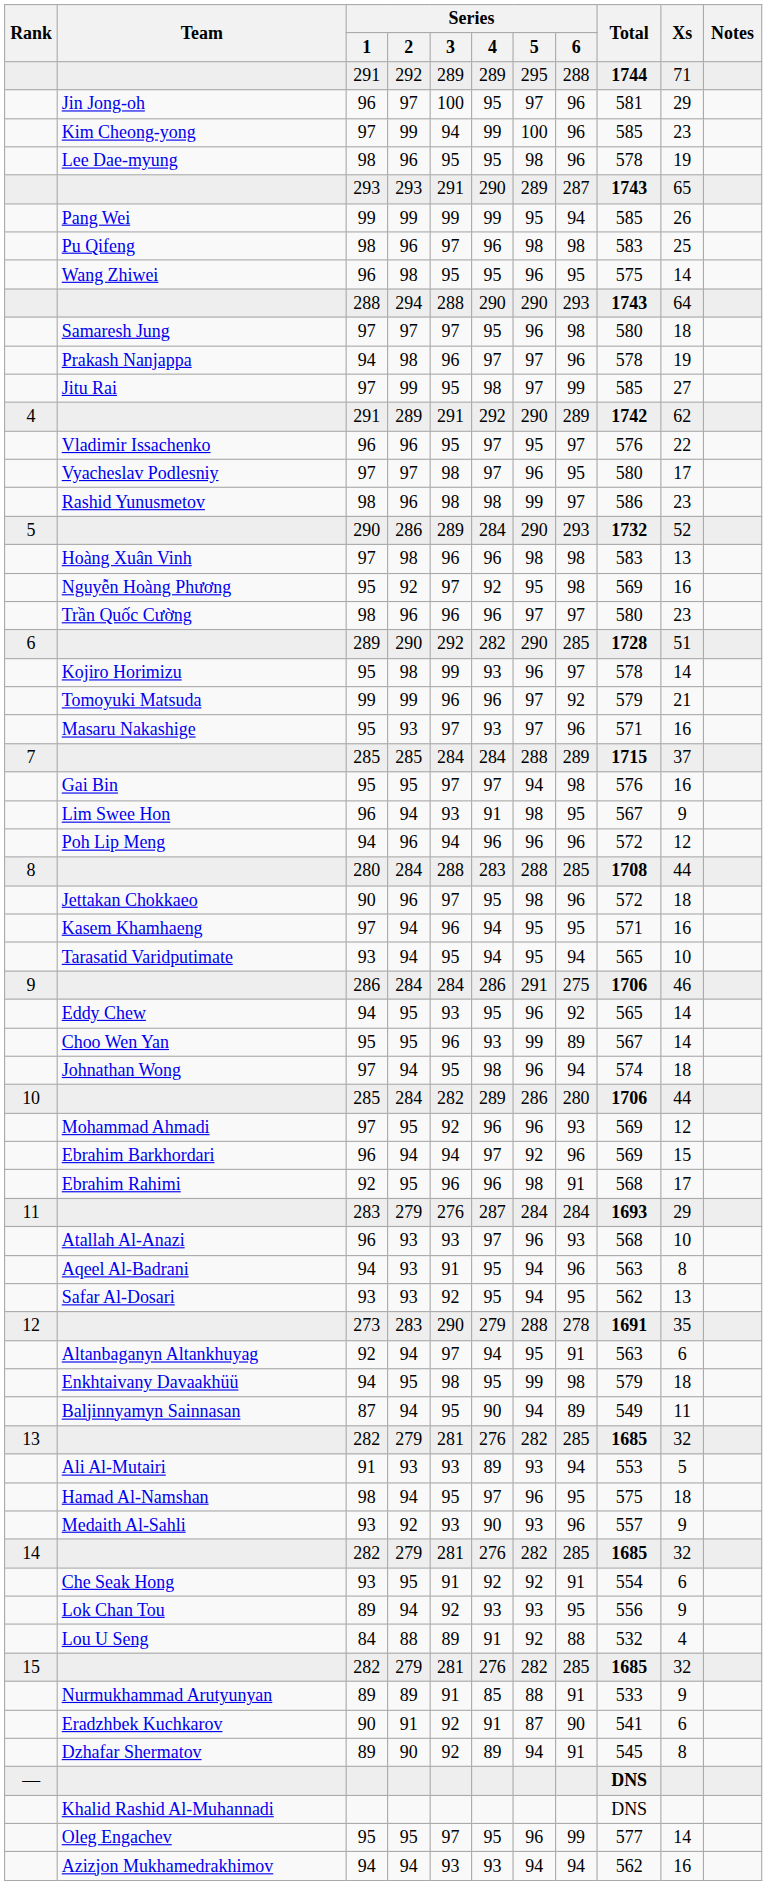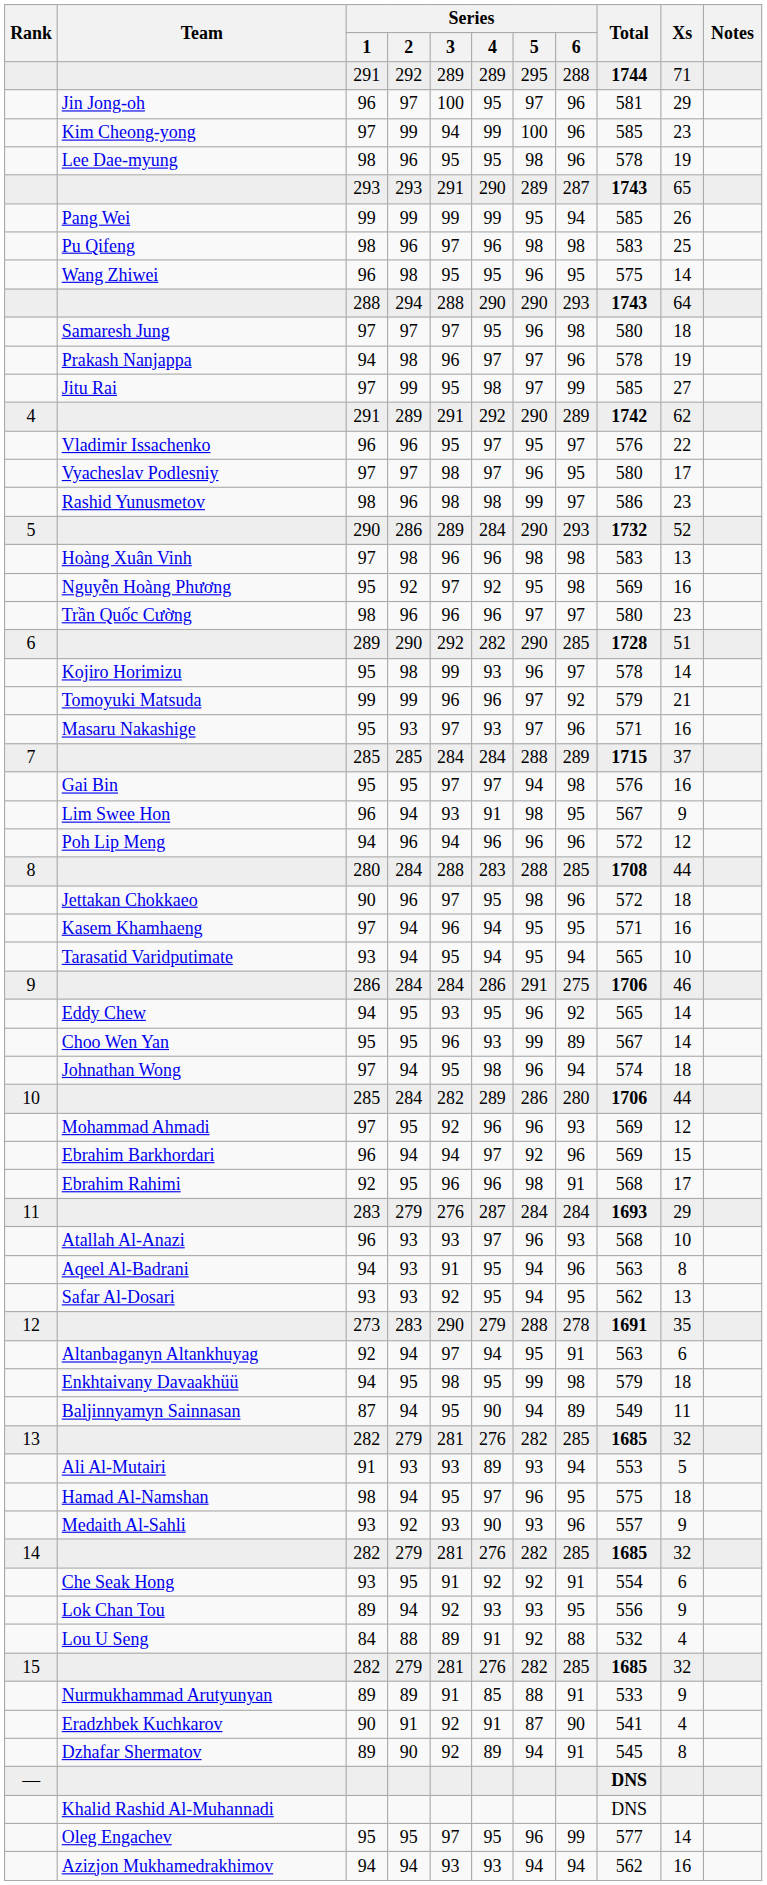(682, 1723) 6 -> (682, 1723) 4
